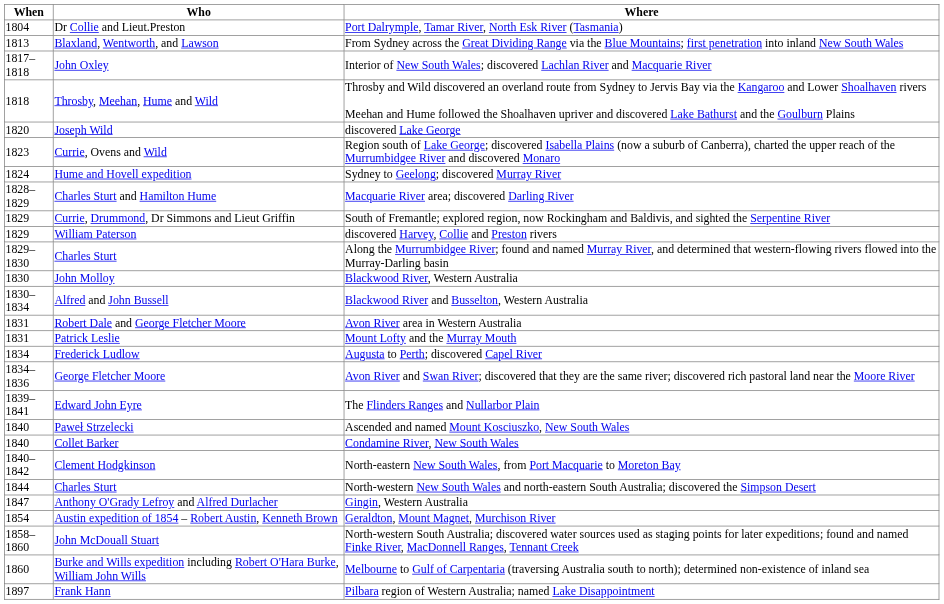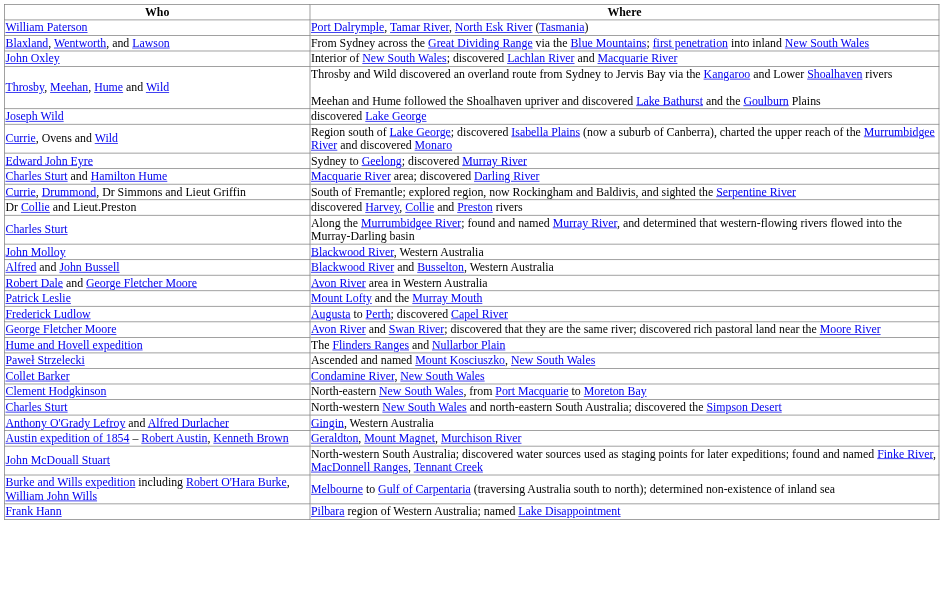- column: (29, 12)
(120, 27) Dr Collie and Lieut.Preston -> (47, 27) William Paterson
(123, 174) Hume and Hovell expedition -> (49, 161) Edward John Eyre
(95, 234) William Paterson -> (71, 207) Dr Collie and Lieut.Preston
(98, 405) Edward John Eyre -> (74, 345) Hume and Hovell expedition
